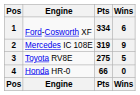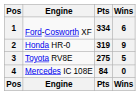(59, 45) Mercedes IC 108E -> (48, 45) Honda HR-0
(48, 71) Honda HR-0 -> (59, 71) Mercedes IC 108E
(103, 71) 66 -> (103, 71) 84
